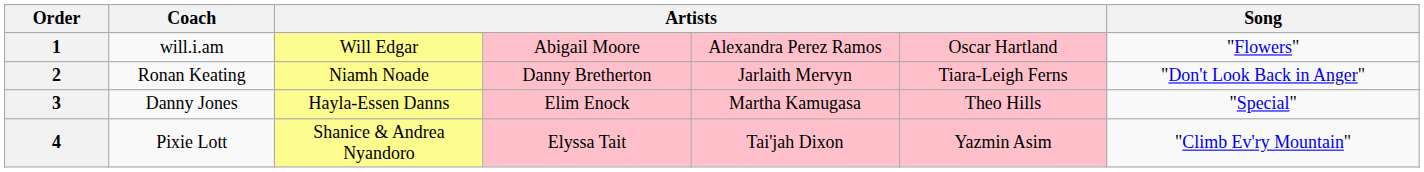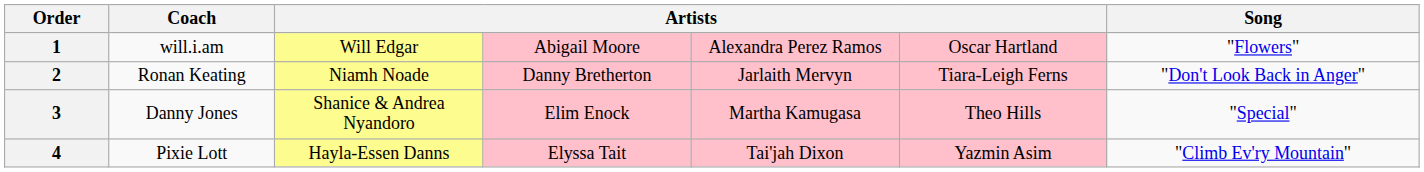(379, 103) Hayla-Essen Danns -> (379, 114) Shanice & Andrea Nyandoro
(379, 142) Shanice & Andrea Nyandoro -> (379, 152) Hayla-Essen Danns
